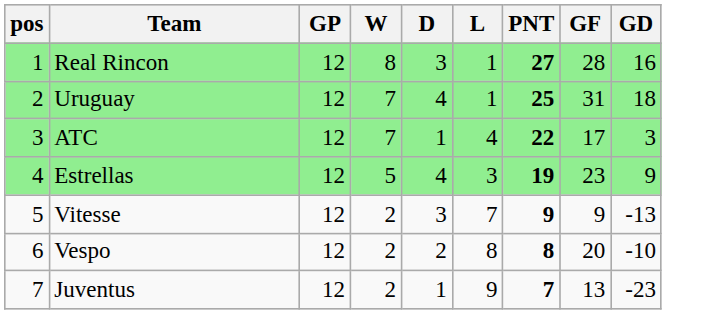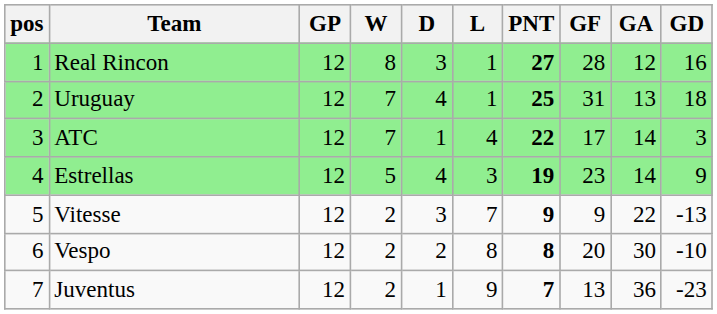+ column: (636, 23)
